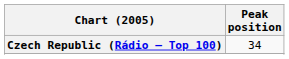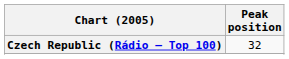(255, 45) 34 -> (255, 45) 32
